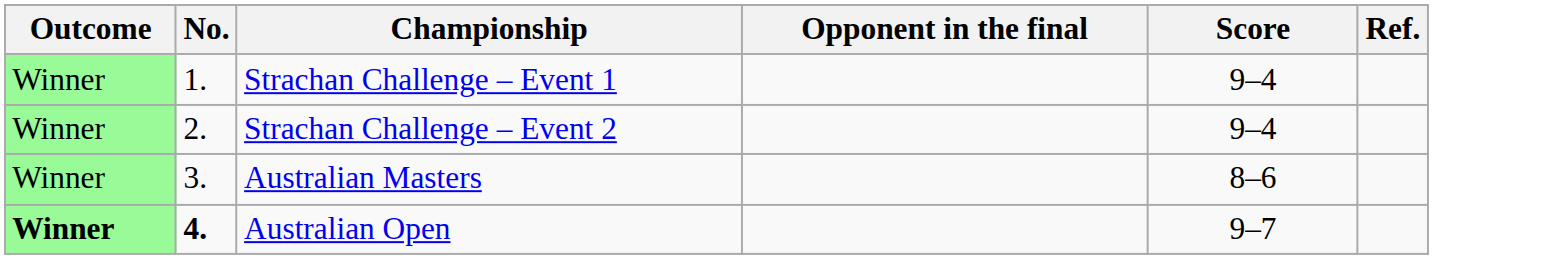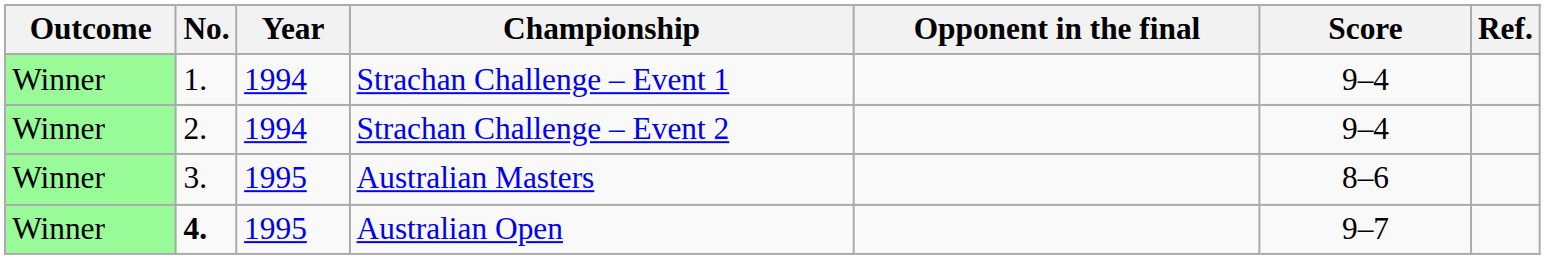+ column: (293, 29)
(63, 228) bold -> (59, 228) normal
